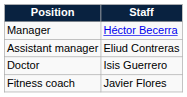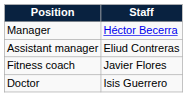rows swapped: (23, 65) <-> (41, 83)
